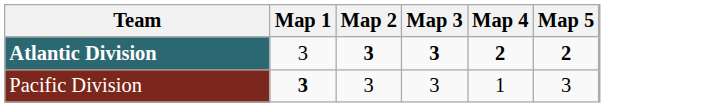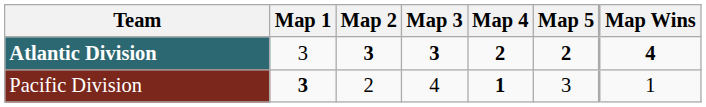+ column: (650, 20)
(369, 85) 3 -> (369, 85) 2
(434, 85) 3 -> (434, 85) 4
(500, 85) normal -> (500, 85) bold
